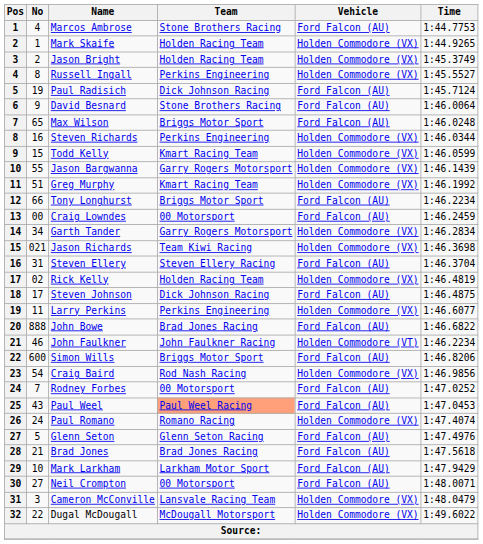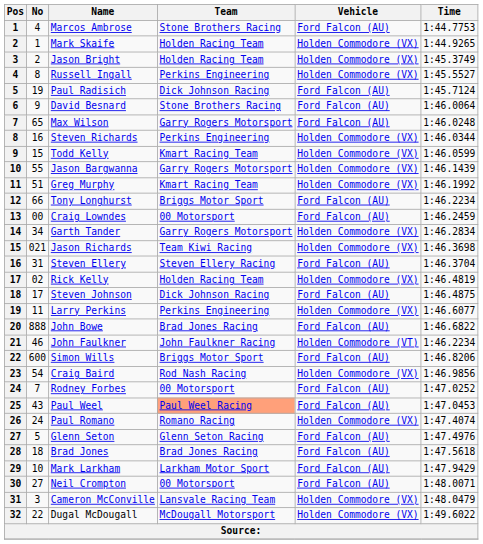(212, 123) Briggs Motor Sport -> (226, 123) Garry Rogers Motorsport
(37, 453) 21 -> (37, 453) 18
